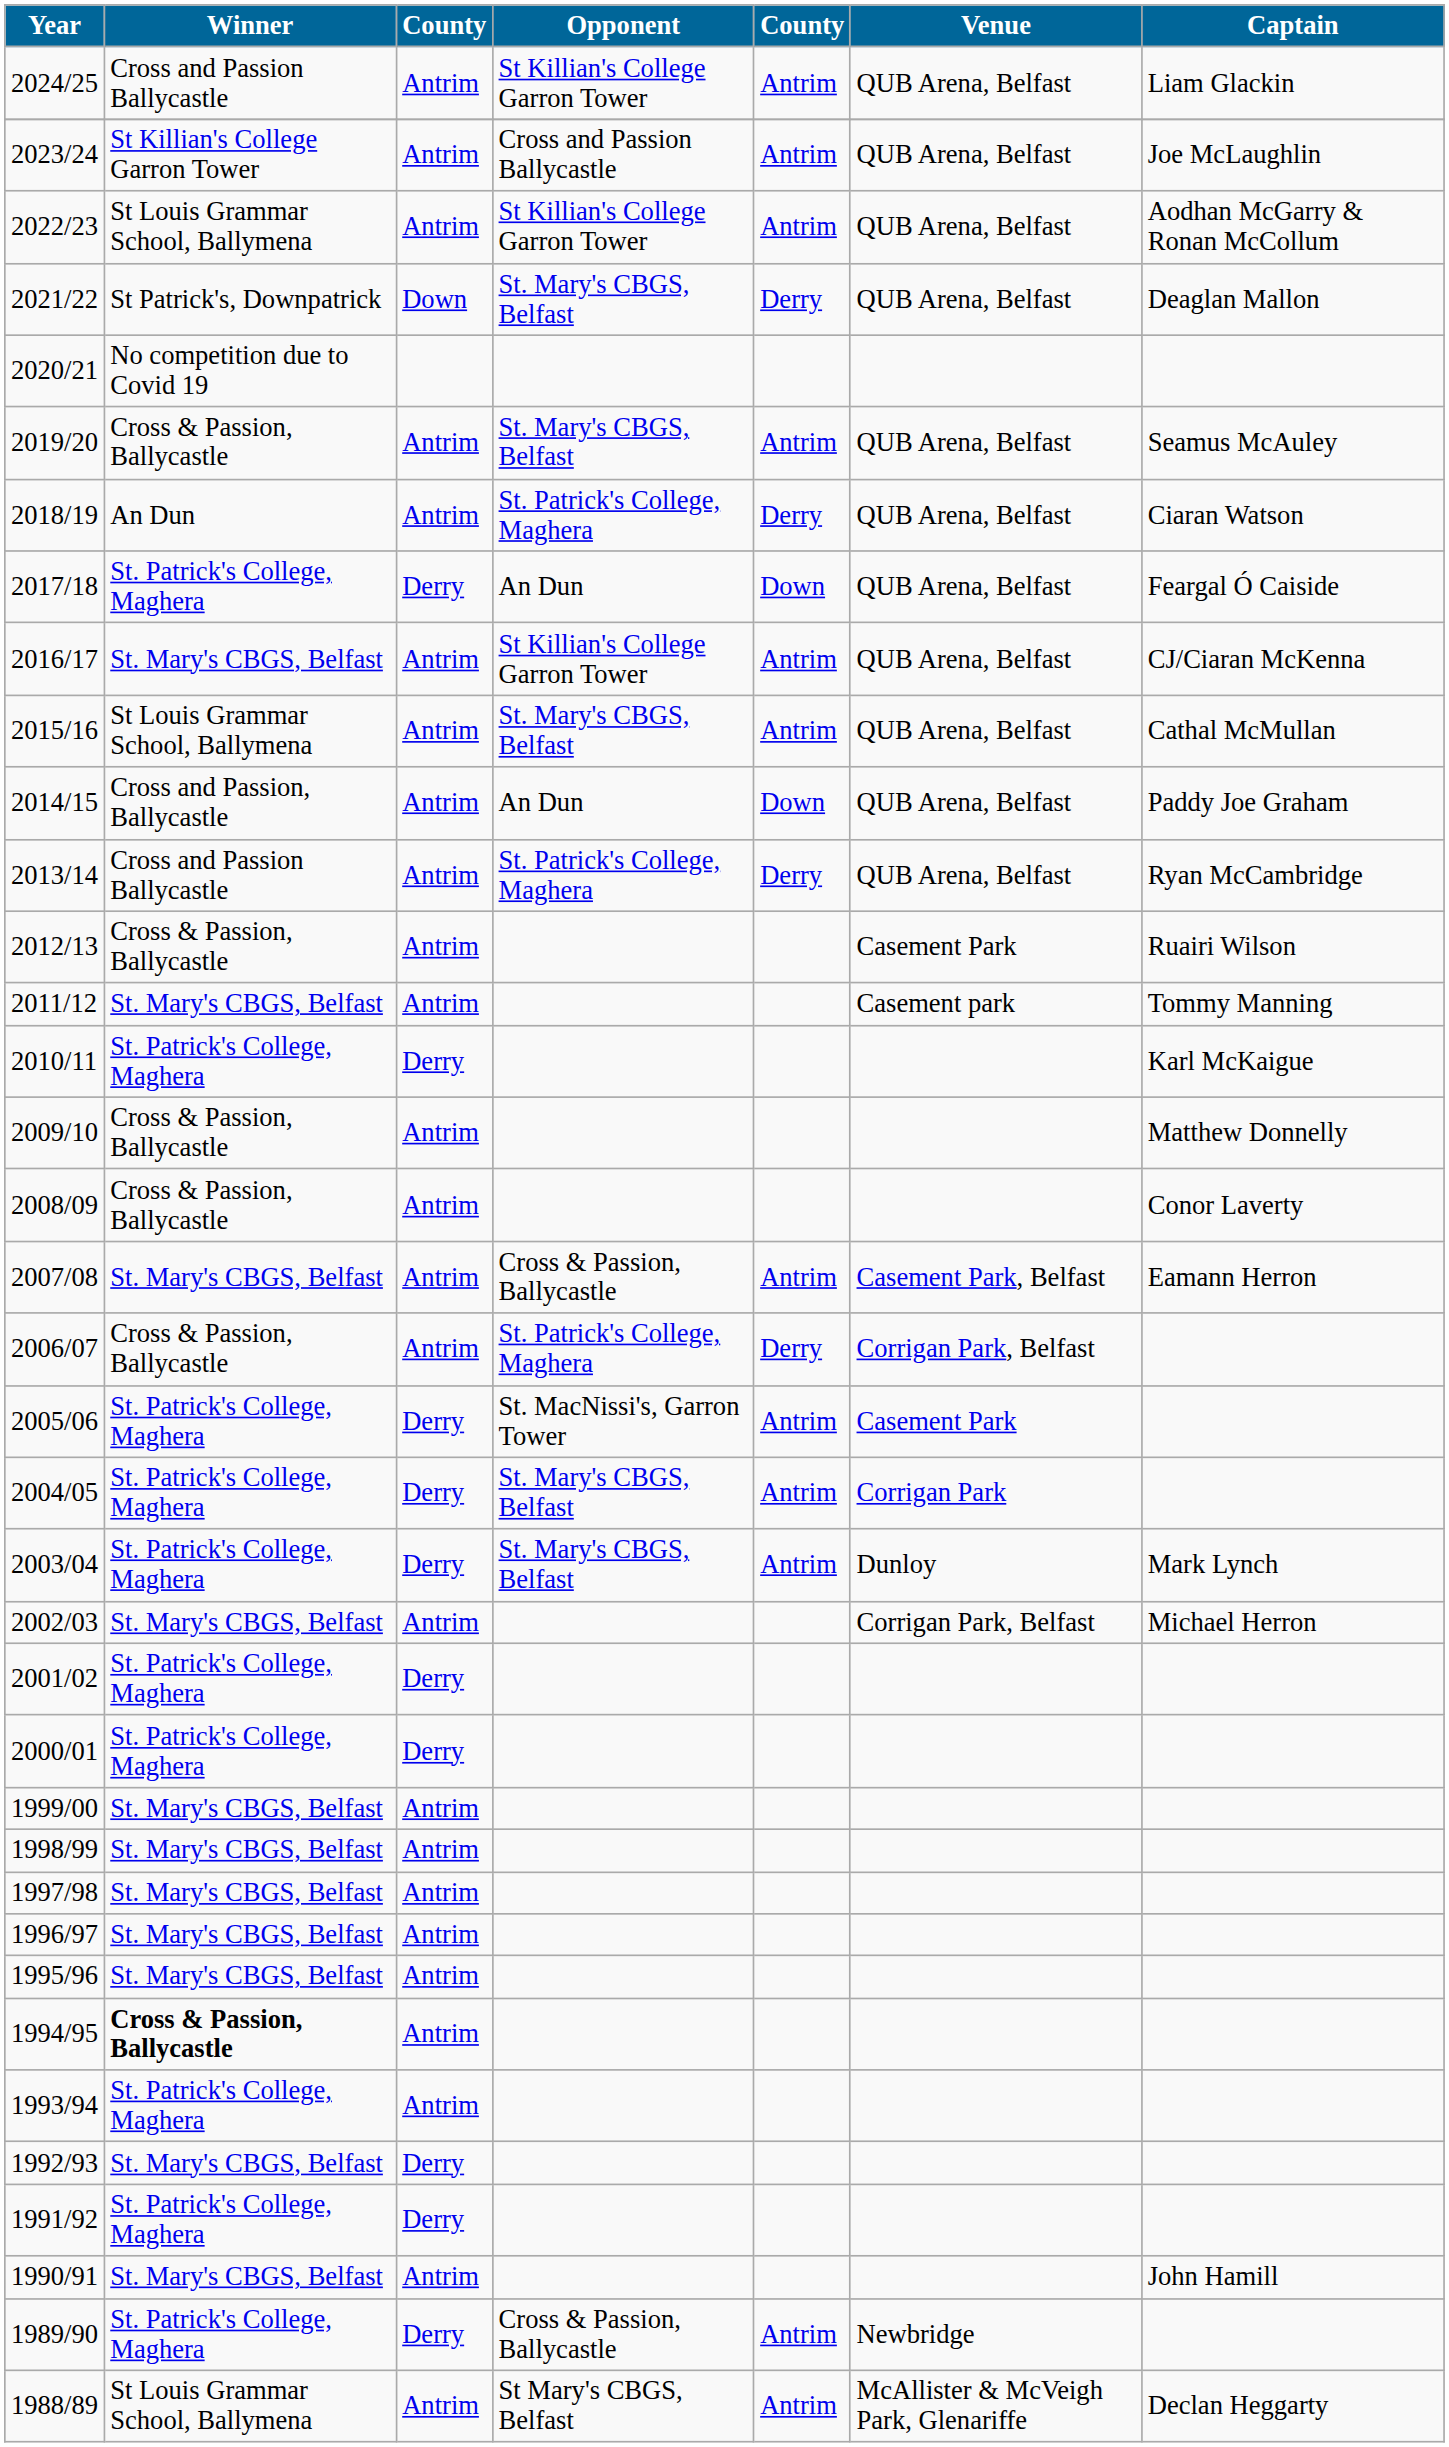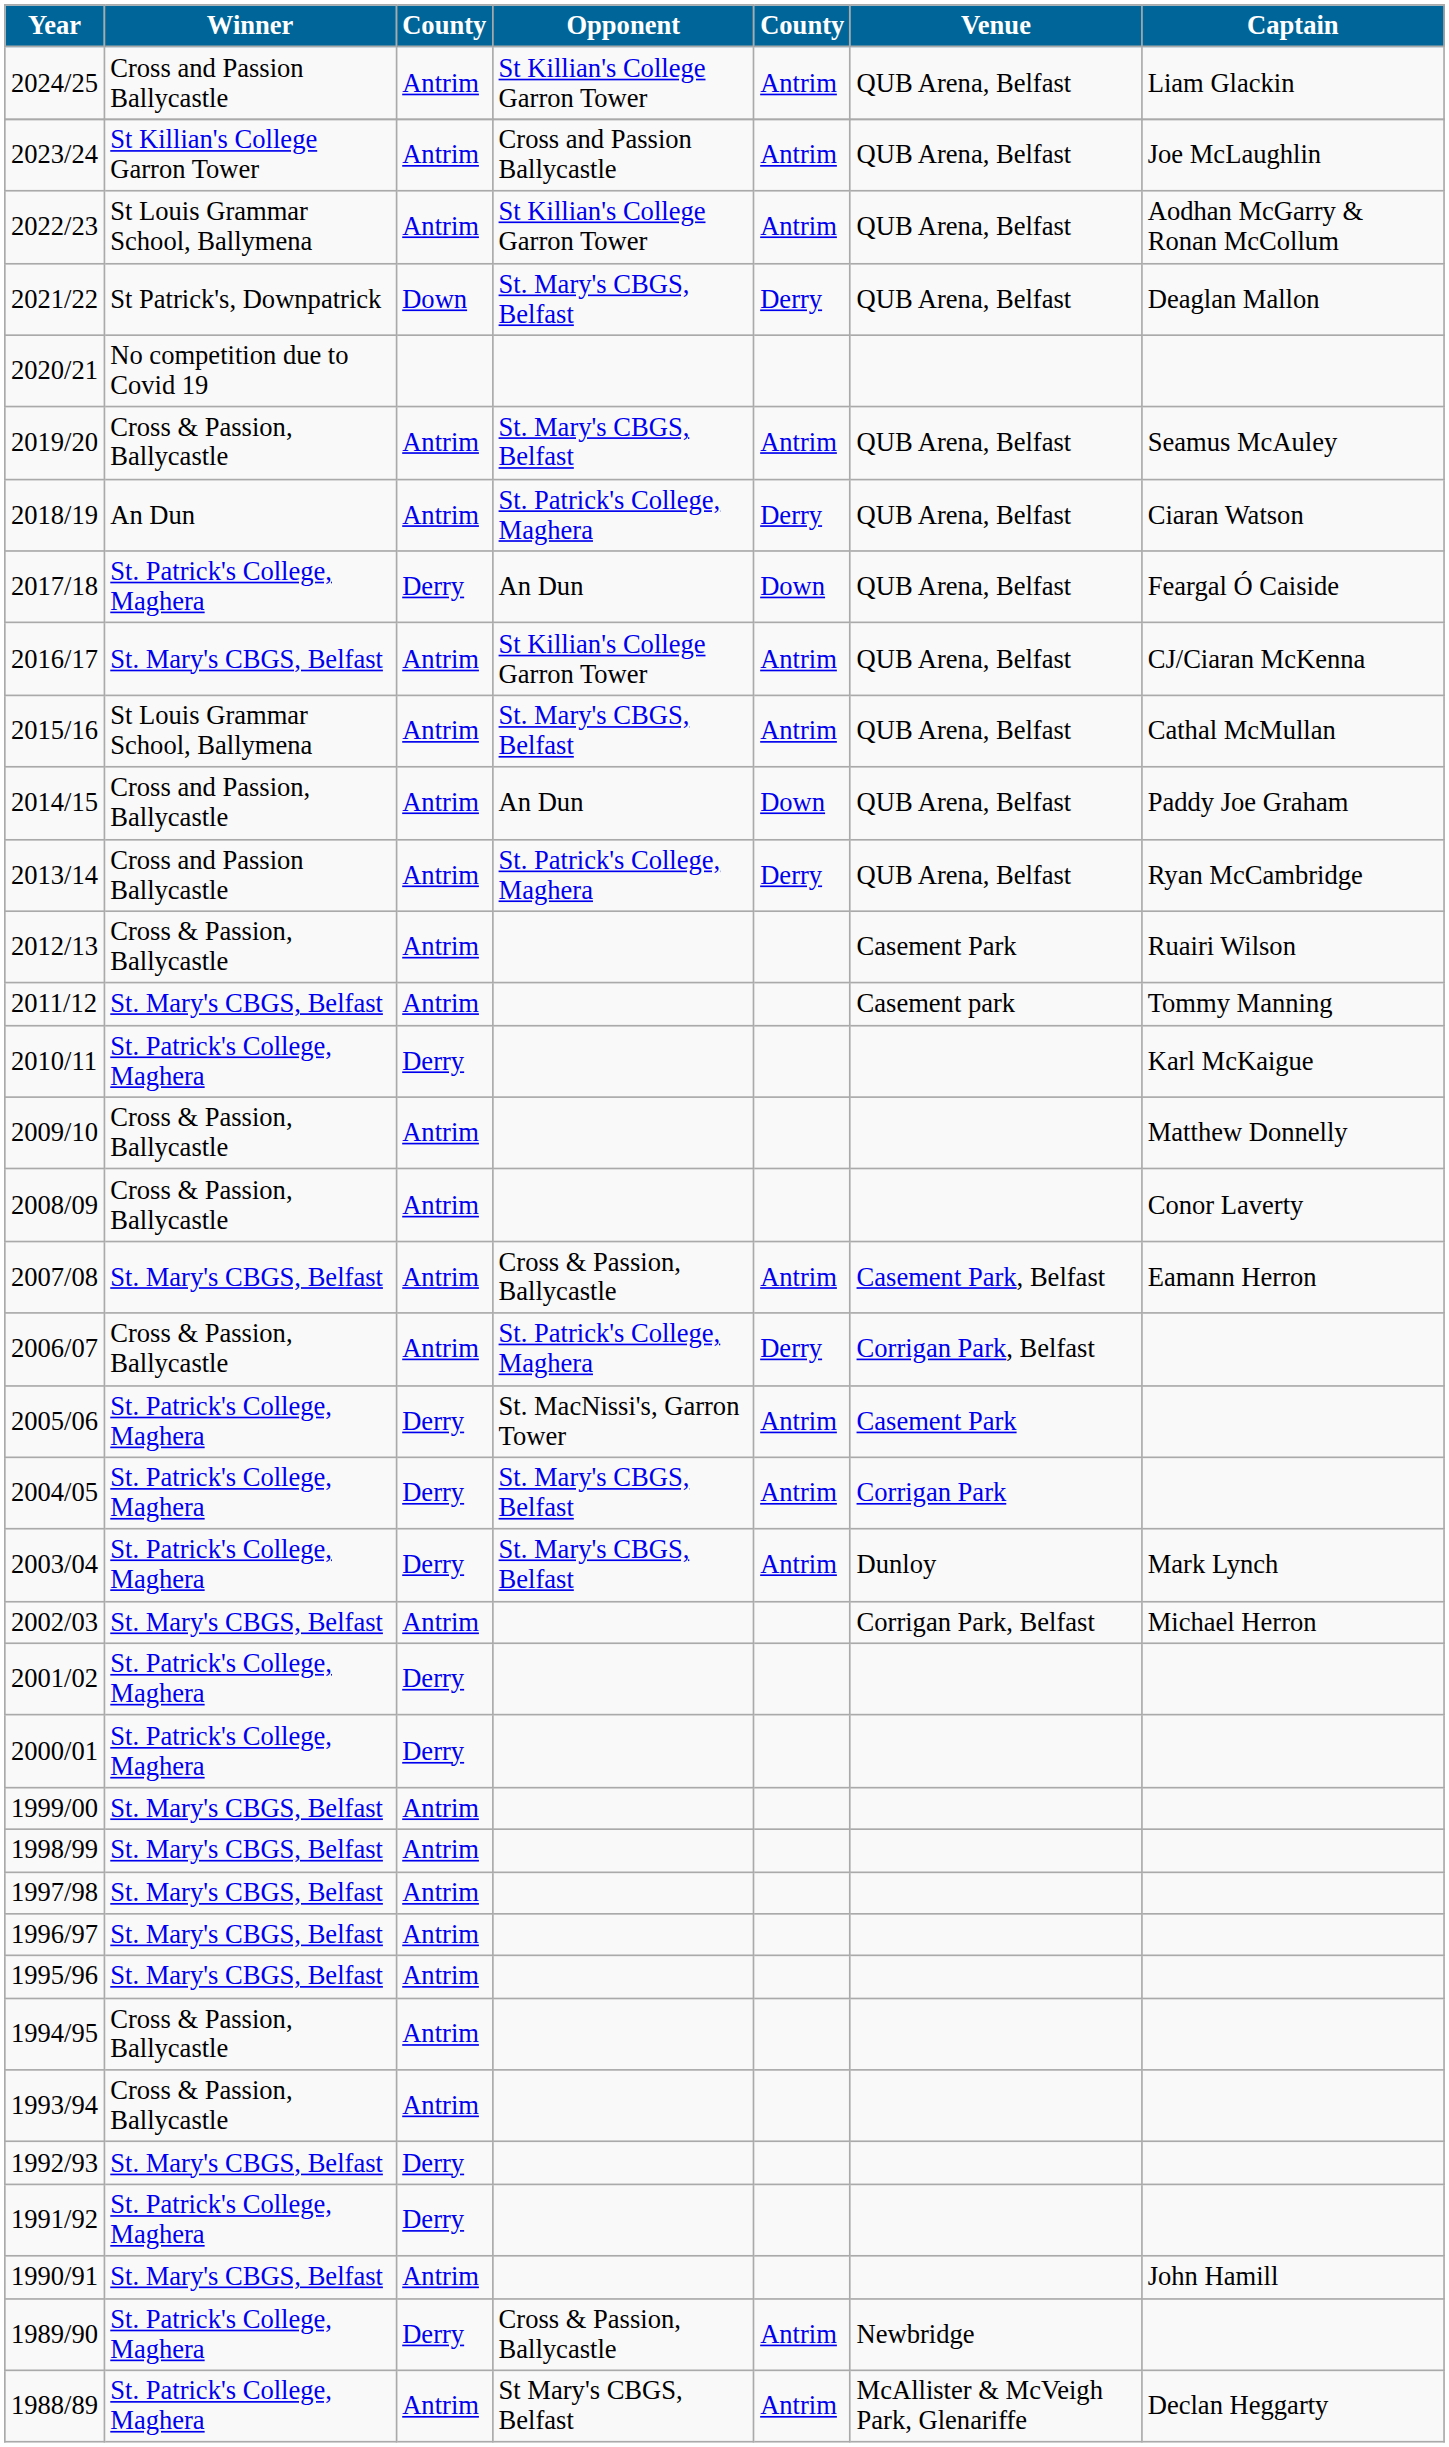(206, 2033) bold -> (201, 2033) normal
(221, 2105) St. Patrick's College, Maghera -> (201, 2105) Cross & Passion, Ballycastle
(211, 2405) St Louis Grammar School, Ballymena -> (221, 2405) St. Patrick's College, Maghera
